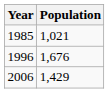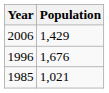rows swapped: (21, 35) <-> (21, 77)
